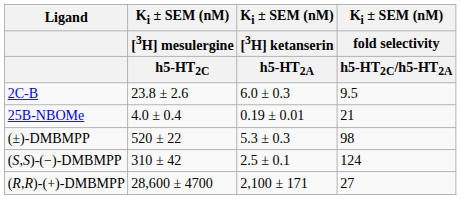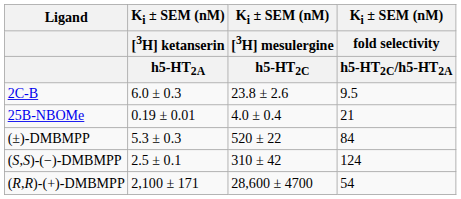columns swapped: (287, 69) <-> (182, 69)
(347, 138) 98 -> (347, 138) 84
(347, 183) 27 -> (347, 183) 54
